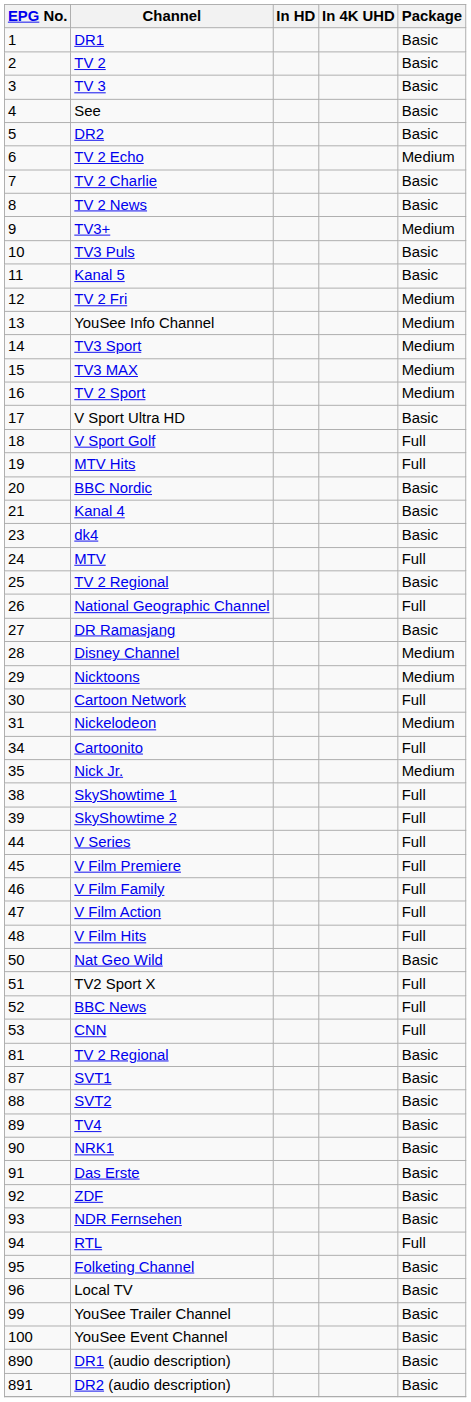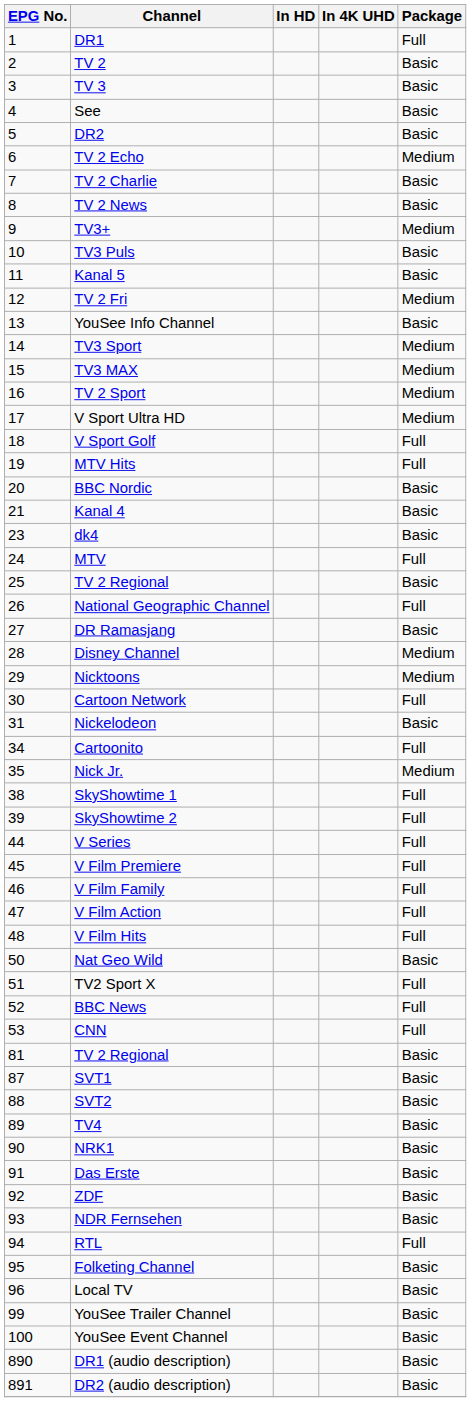(420, 39) Basic -> (414, 39) Full
(428, 323) Medium -> (420, 323) Basic
(420, 417) Basic -> (428, 417) Medium
(428, 724) Medium -> (420, 724) Basic
